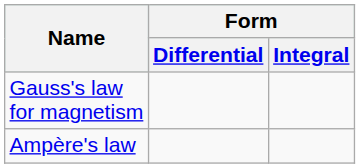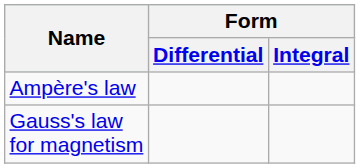rows swapped: (76, 100) <-> (73, 145)
